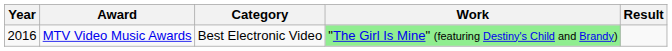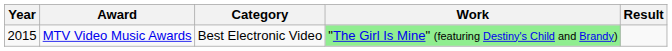(22, 35) 2016 -> (22, 35) 2015
